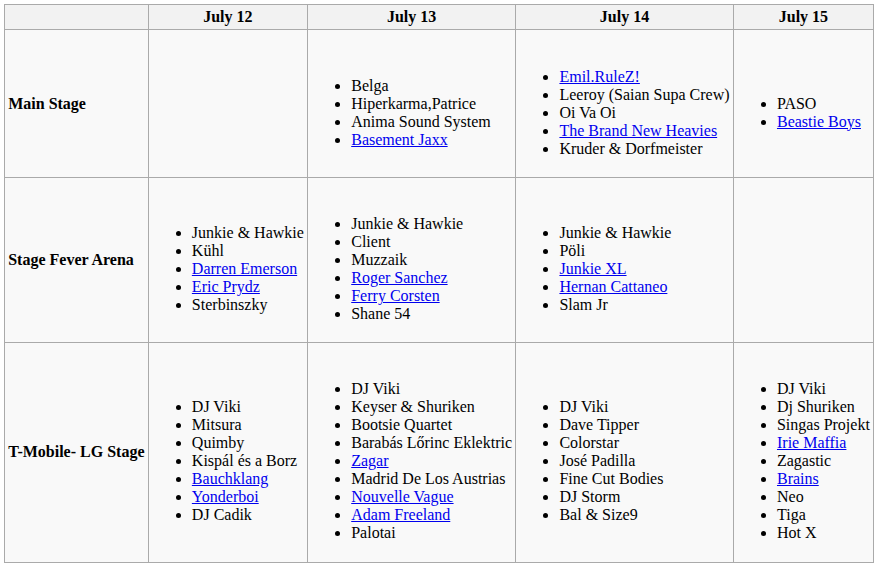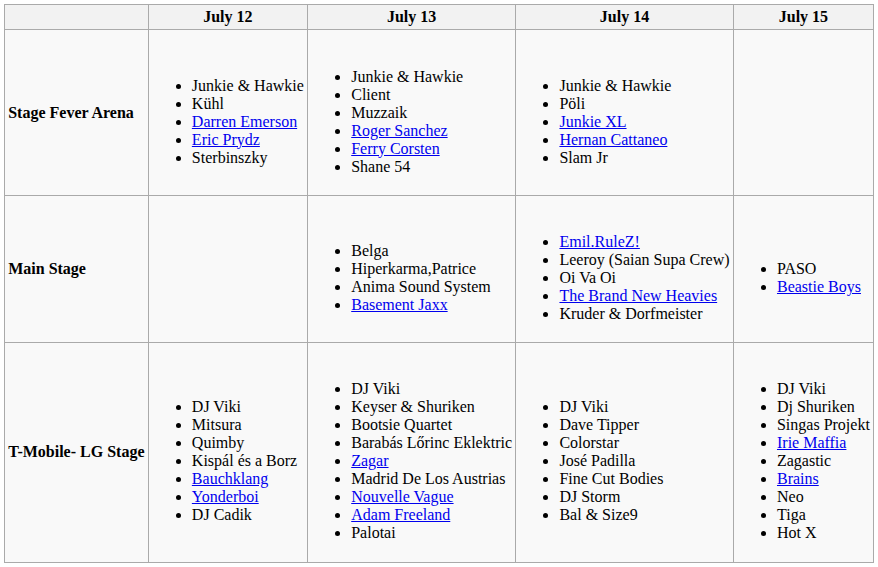rows swapped: (71, 259) <-> (47, 103)
